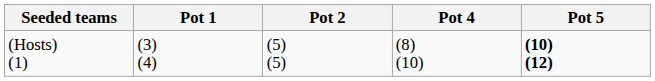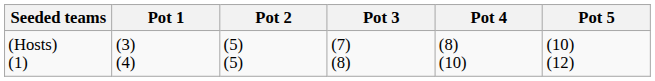+ column: (381, 17)
(539, 53) bold -> (560, 53) normal
